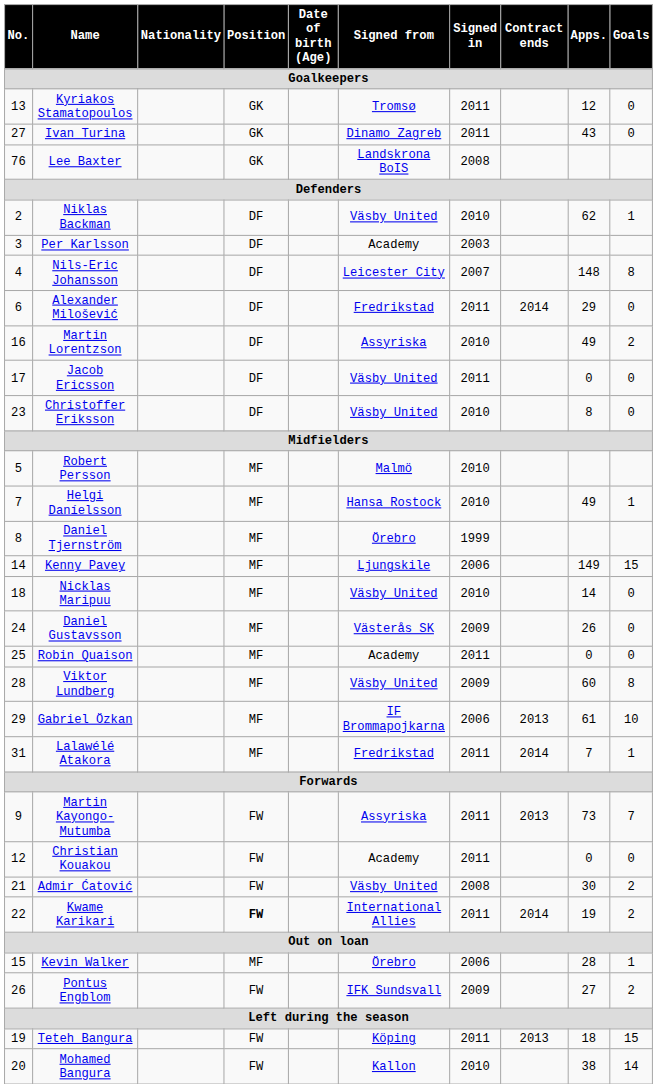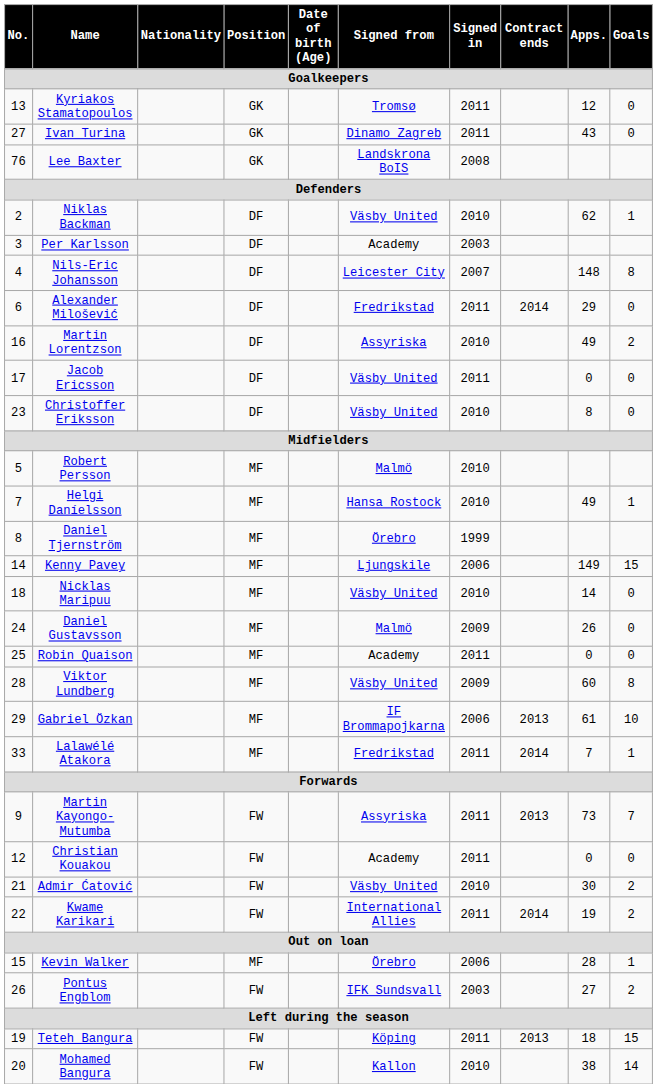(394, 629) Västerås SK -> (394, 629) Malmö
(18, 754) 31 -> (18, 754) 33
(475, 887) 2008 -> (475, 887) 2010
(256, 914) bold -> (256, 914) normal
(475, 990) 2009 -> (475, 990) 2003
